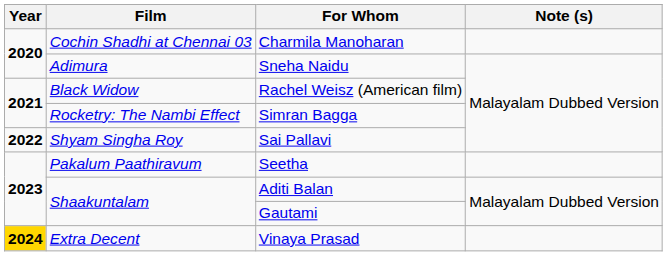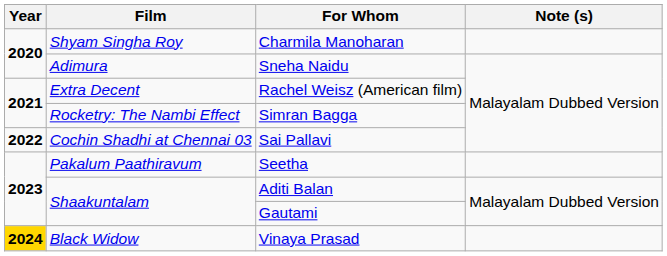(151, 41) Cochin Shadhi at Chennai 03 -> (116, 41) Shyam Singha Roy
(94, 90) Black Widow -> (95, 90) Extra Decent
(116, 139) Shyam Singha Roy -> (151, 139) Cochin Shadhi at Chennai 03
(95, 238) Extra Decent -> (94, 238) Black Widow
